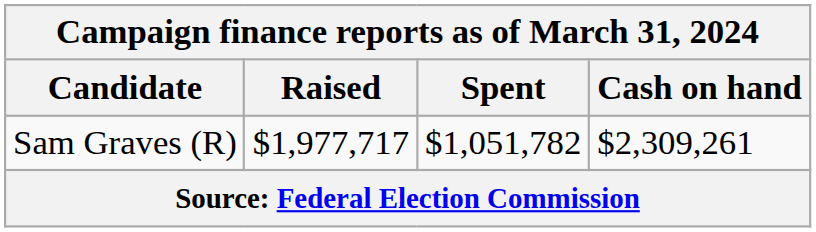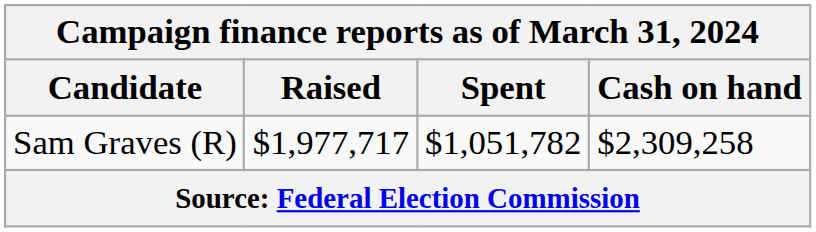(675, 142) $2,309,261 -> (675, 142) $2,309,258
